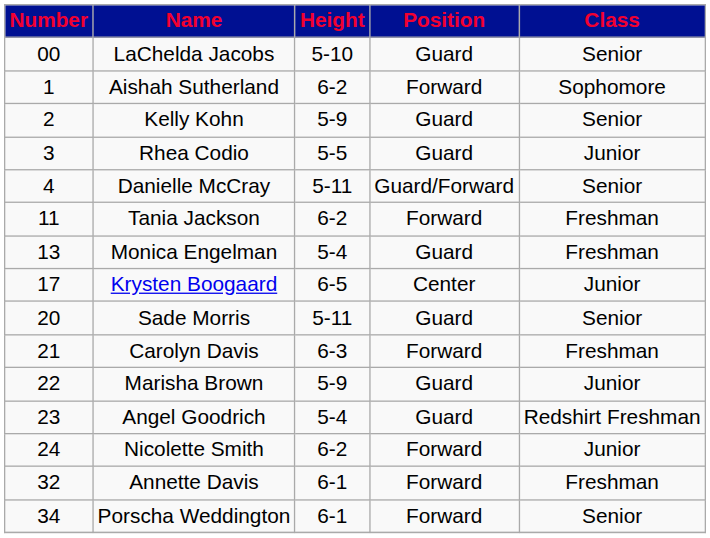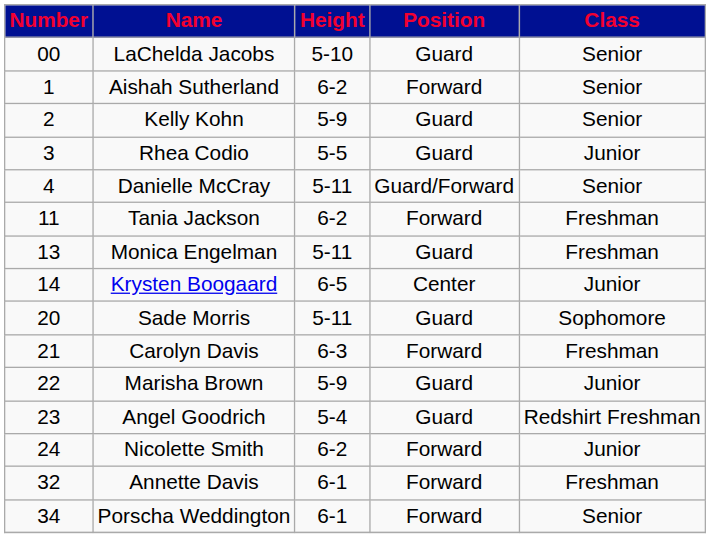(612, 86) Sophomore -> (612, 86) Senior
(332, 251) 5-4 -> (332, 251) 5-11
(49, 284) 17 -> (49, 284) 14
(612, 317) Senior -> (612, 317) Sophomore
